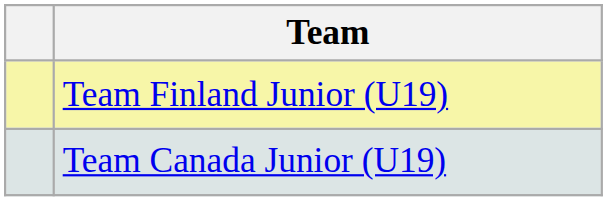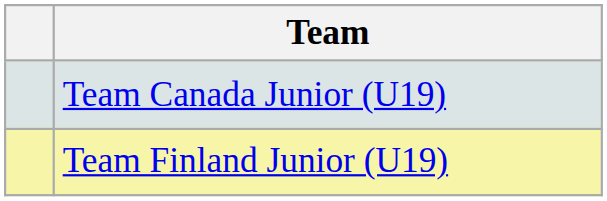rows swapped: (255, 94) <-> (254, 161)
